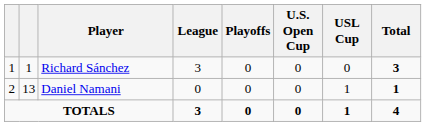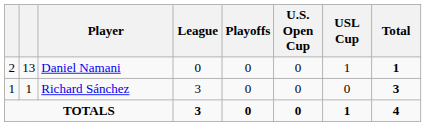rows swapped: (85, 67) <-> (81, 89)
